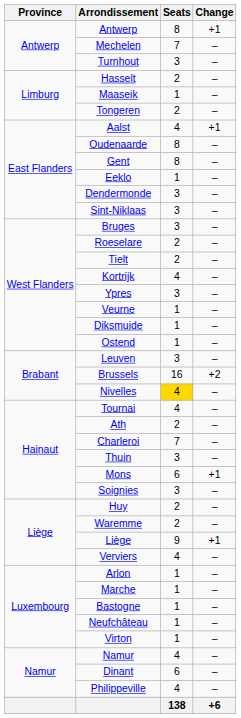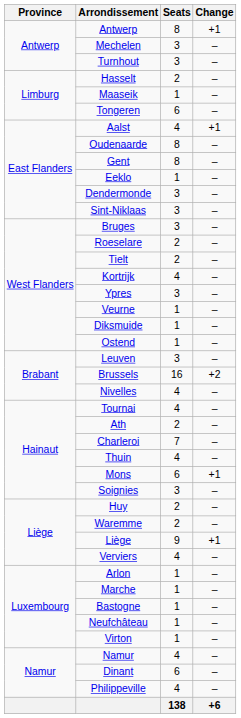(177, 45) 7 -> (177, 45) 3
(177, 111) 2 -> (177, 111) 6
(177, 392) gold background -> (177, 392) no background
(177, 458) 3 -> (177, 458) 4
